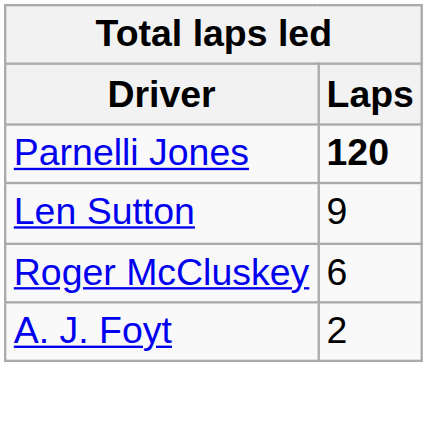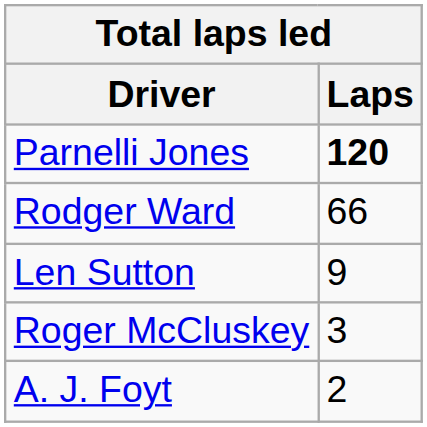+ row: (124, 212)
(337, 271) 6 -> (337, 331) 3
